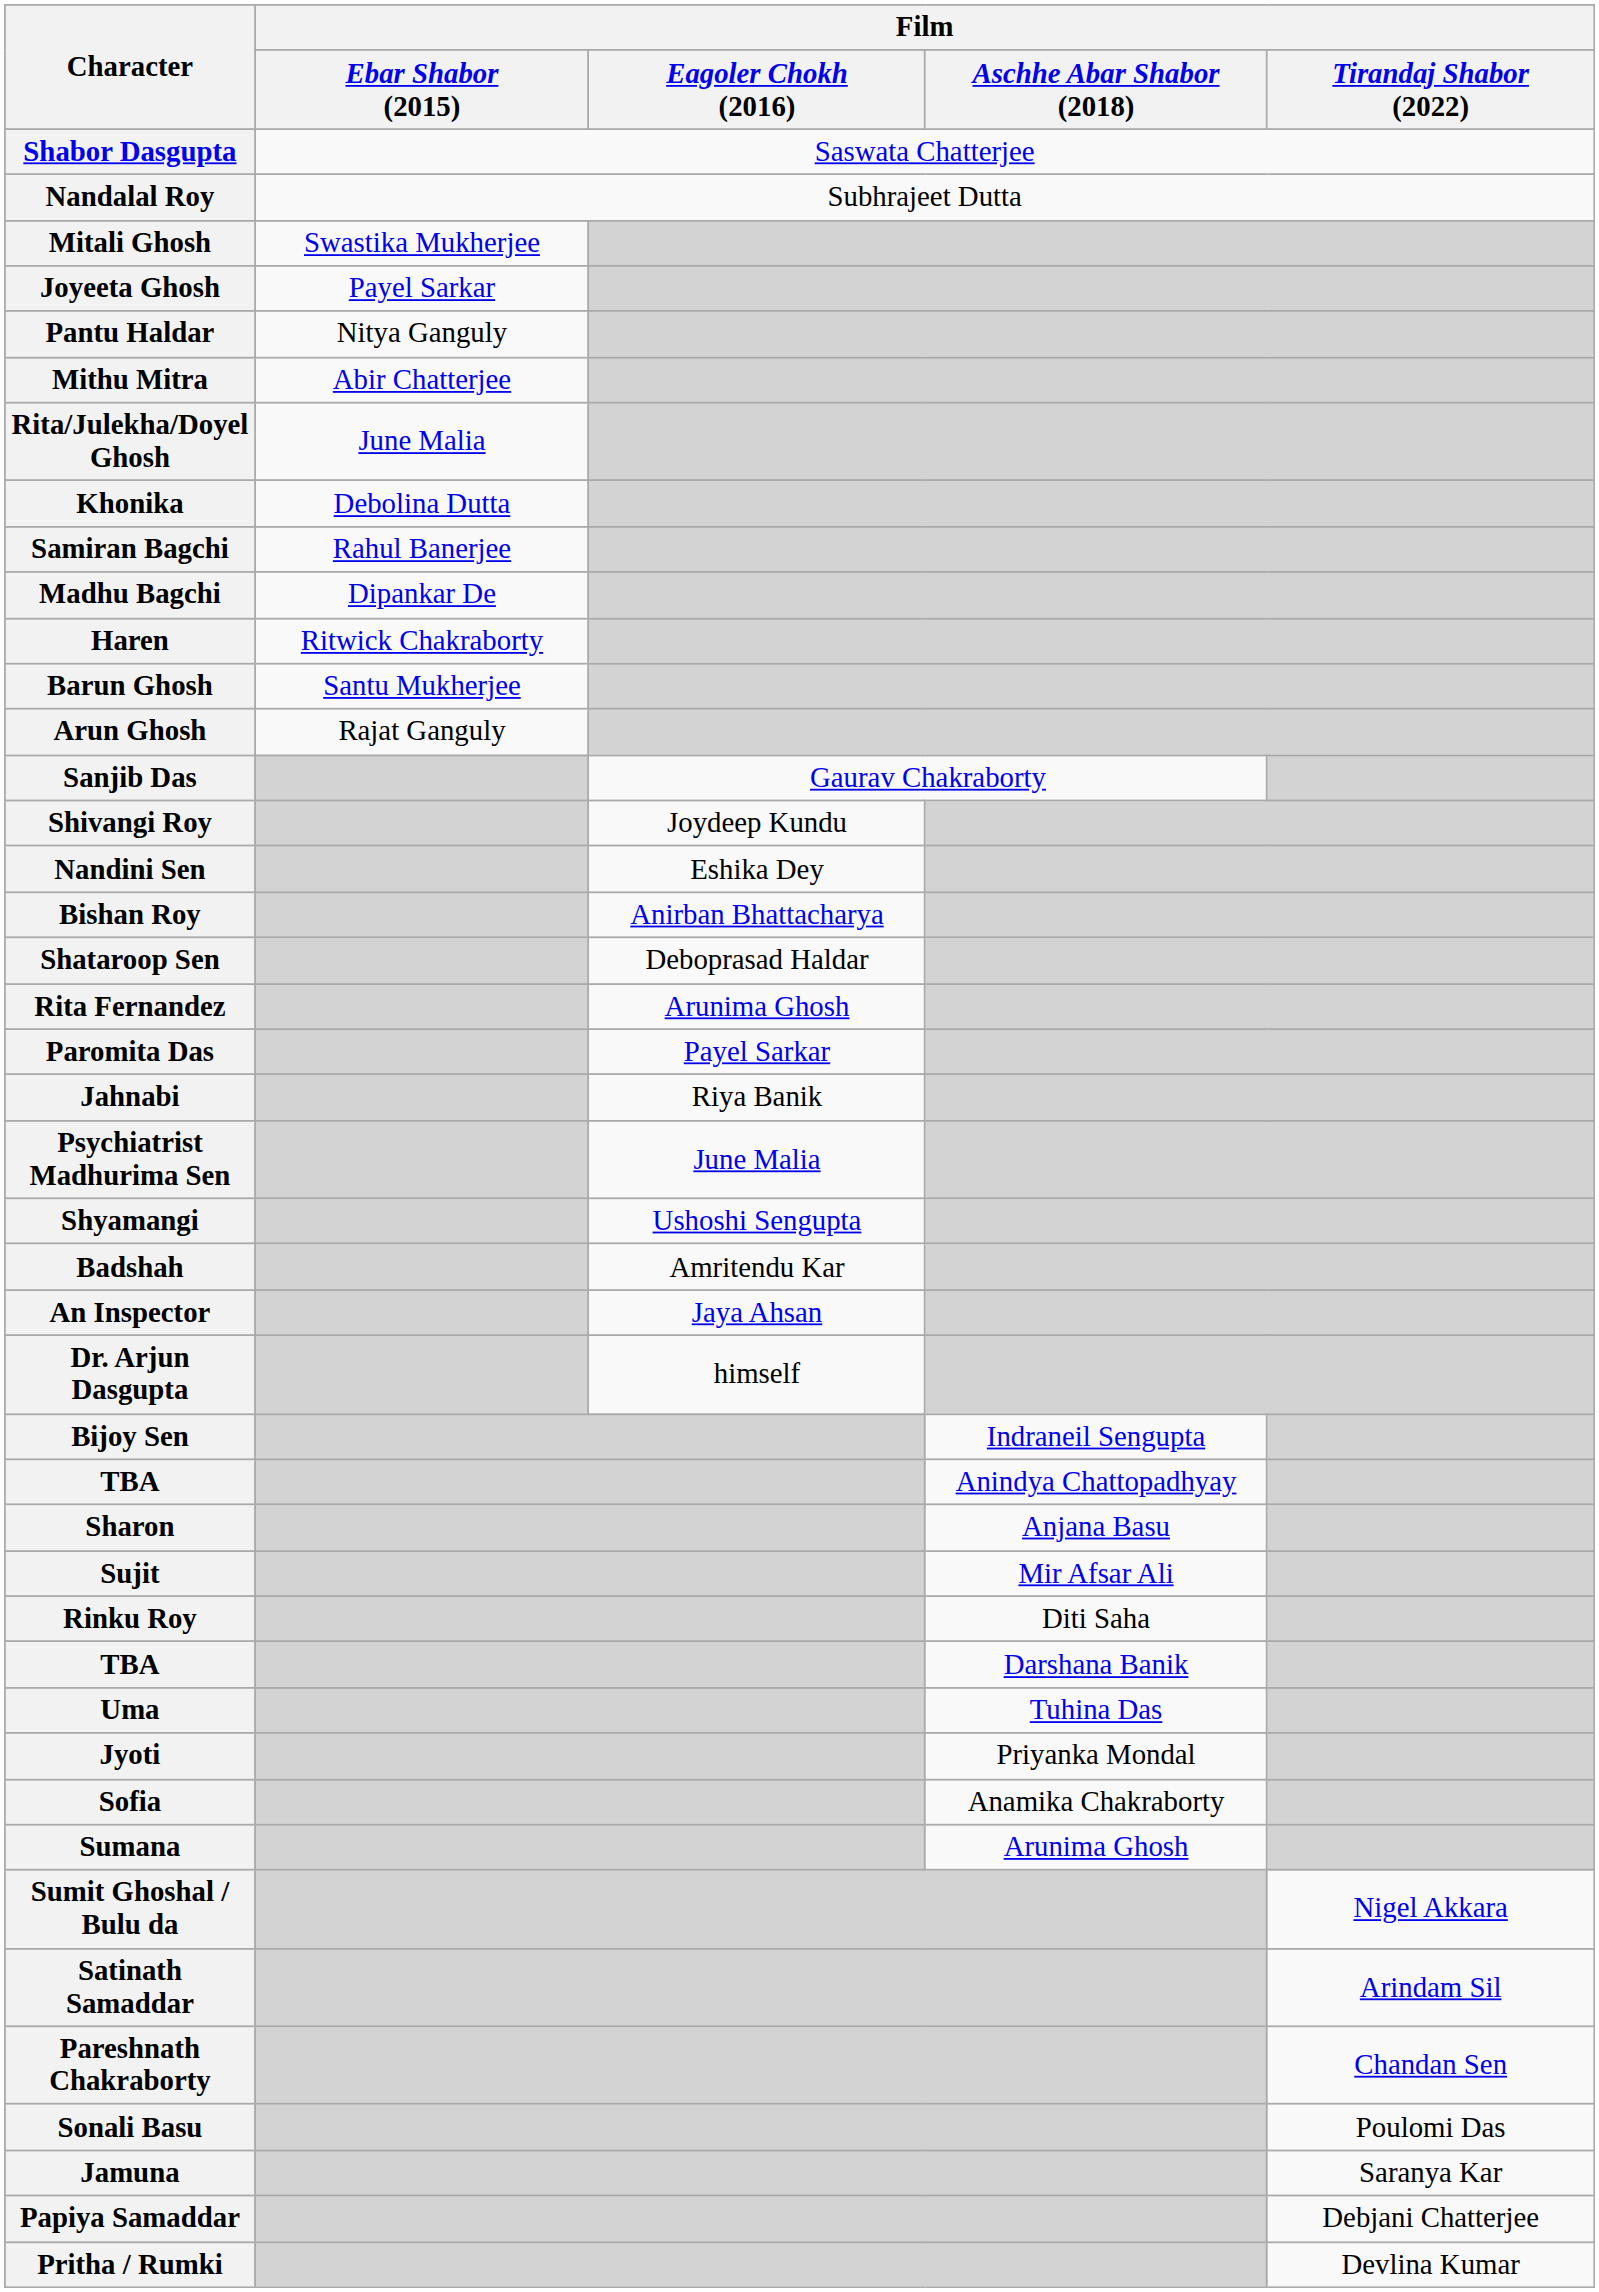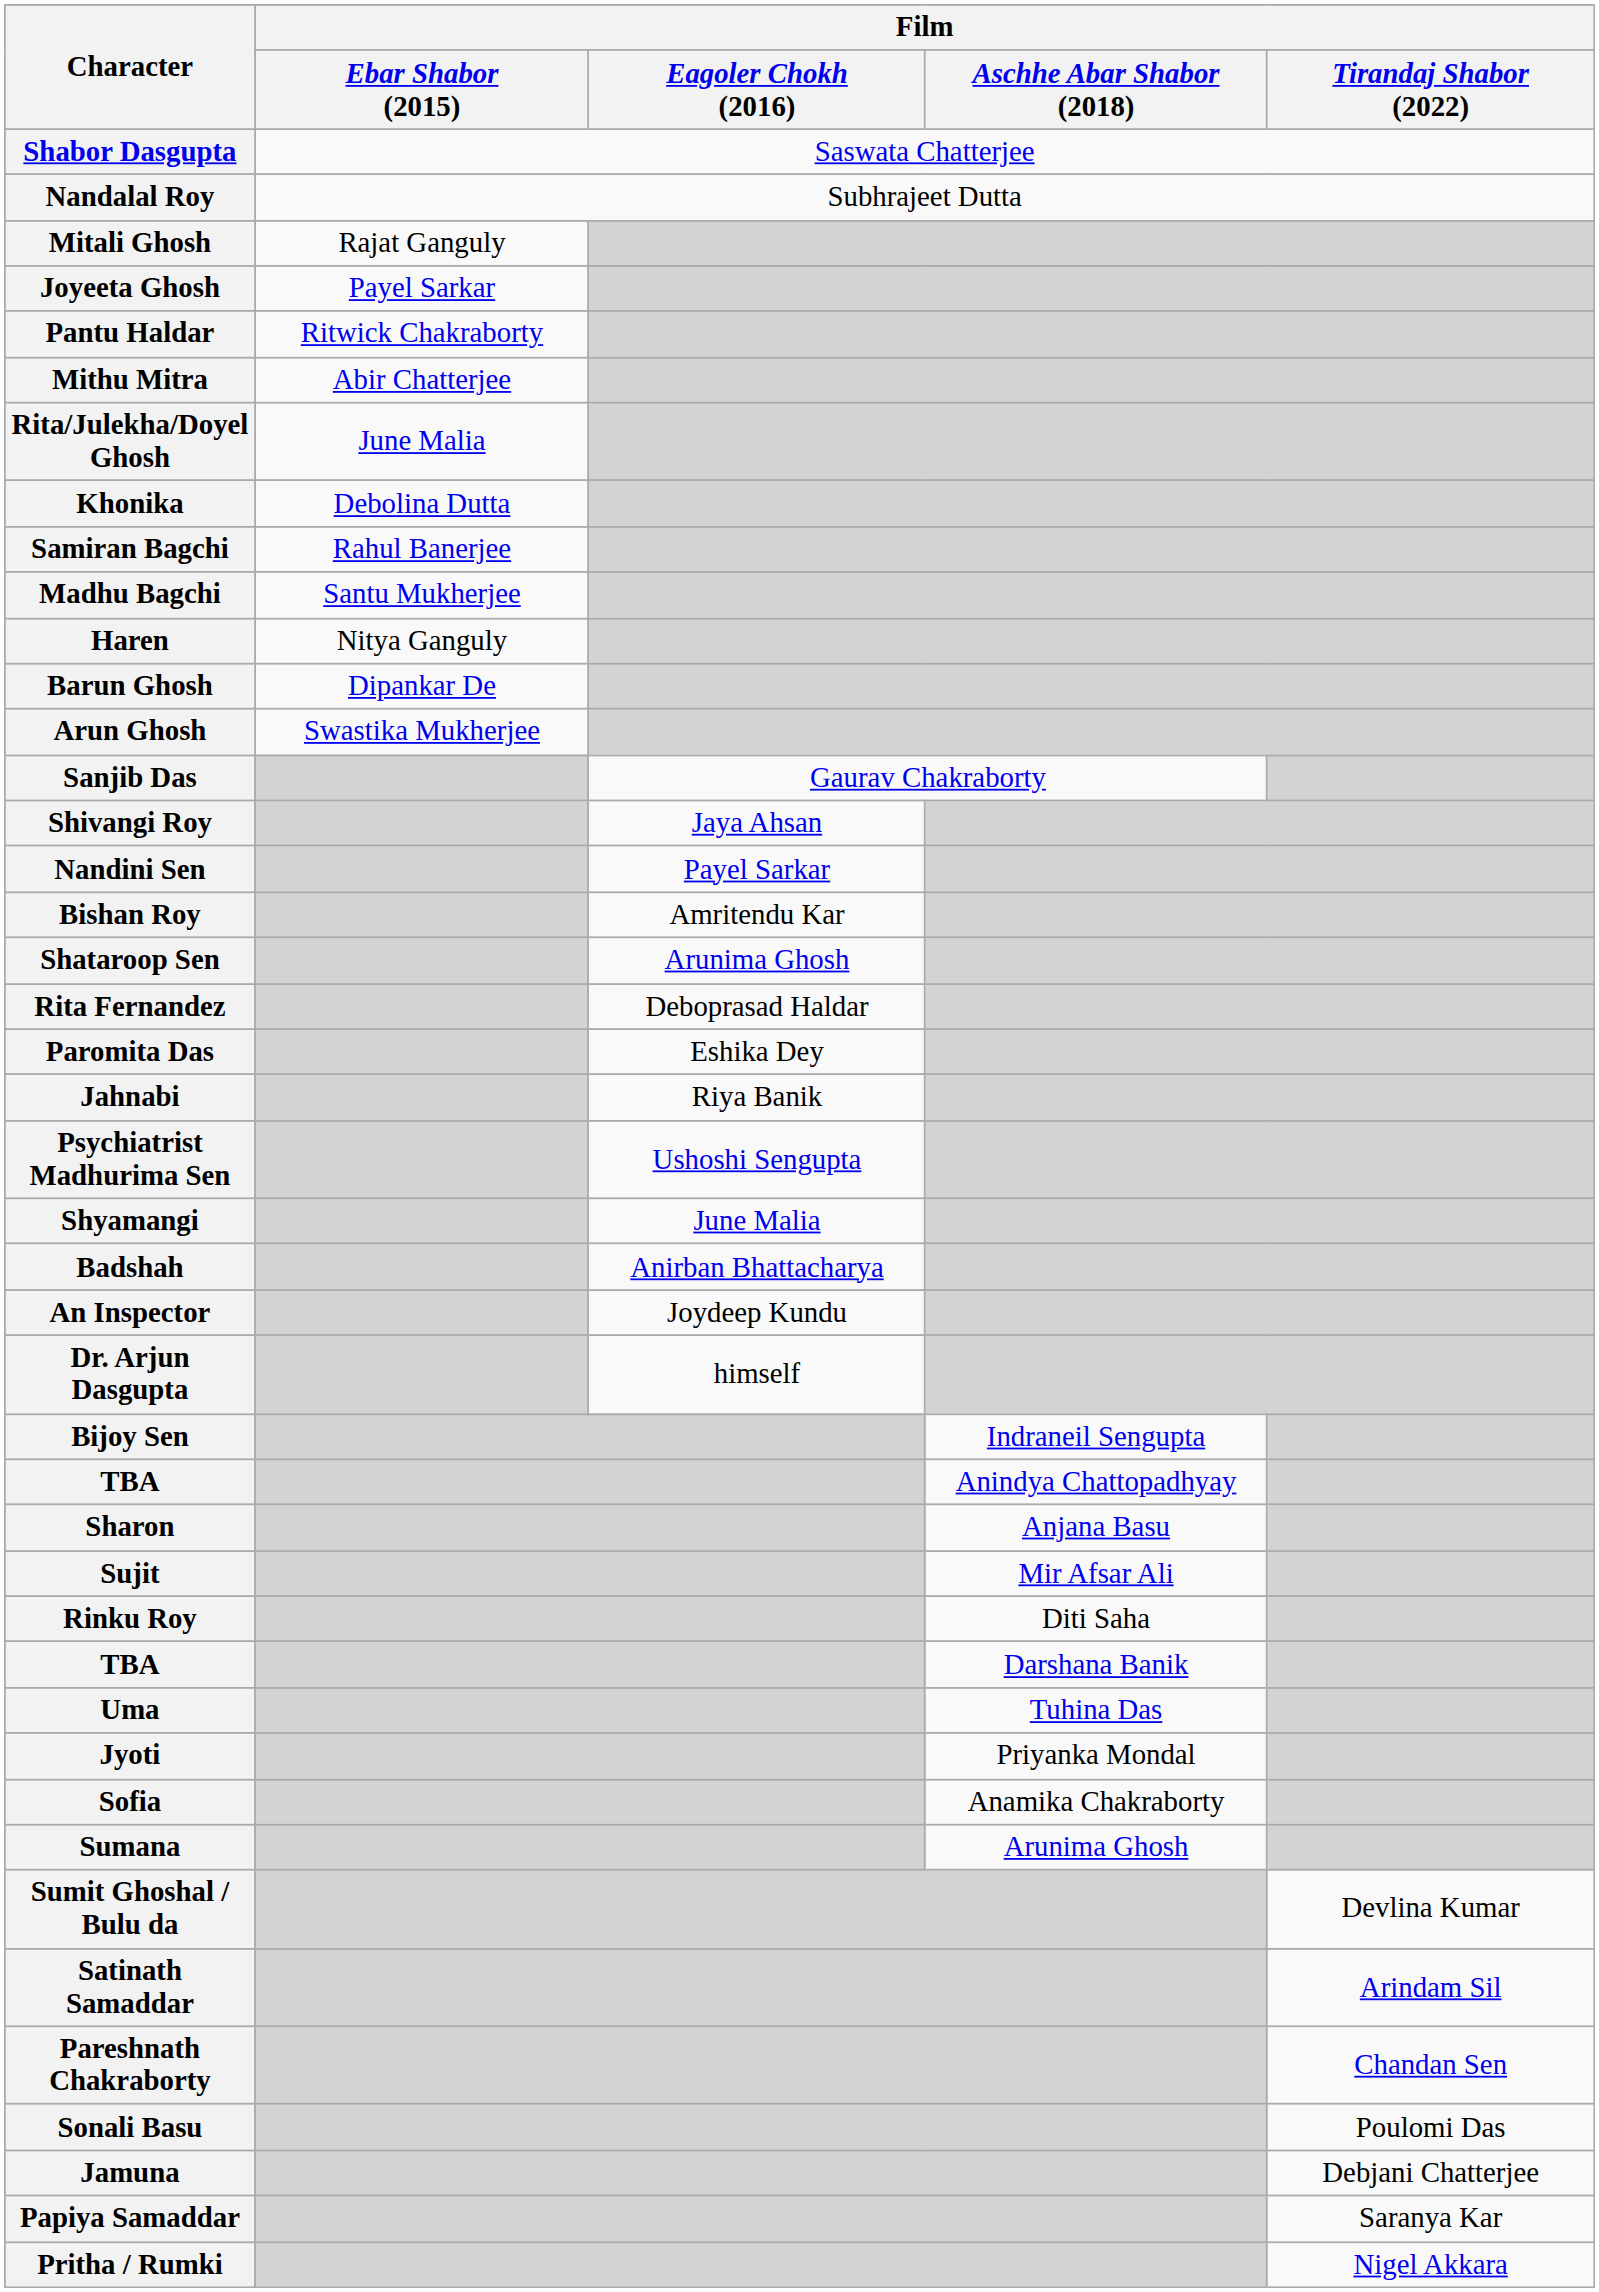(422, 242) Swastika Mukherjee -> (422, 242) Rajat Ganguly
(422, 333) Nitya Ganguly -> (422, 333) Ritwick Chakraborty
(422, 594) Dipankar De -> (422, 594) Santu Mukherjee
(422, 640) Ritwick Chakraborty -> (422, 640) Nitya Ganguly
(422, 685) Santu Mukherjee -> (422, 685) Dipankar De
(422, 731) Rajat Ganguly -> (422, 731) Swastika Mukherjee
(757, 822) Joydeep Kundu -> (757, 822) Jaya Ahsan
(757, 868) Eshika Dey -> (757, 868) Payel Sarkar
(757, 914) Anirban Bhattacharya -> (757, 914) Amritendu Kar
(757, 959) Deboprasad Haldar -> (757, 959) Arunima Ghosh
(757, 1005) Arunima Ghosh -> (757, 1005) Deboprasad Haldar
(757, 1051) Payel Sarkar -> (757, 1051) Eshika Dey
(757, 1158) June Malia -> (757, 1158) Ushoshi Sengupta
(757, 1220) Ushoshi Sengupta -> (757, 1220) June Malia
(757, 1266) Amritendu Kar -> (757, 1266) Anirban Bhattacharya
(757, 1312) Jaya Ahsan -> (757, 1312) Joydeep Kundu
(1431, 1908) Nigel Akkara -> (1431, 1908) Devlina Kumar
(1431, 2172) Saranya Kar -> (1431, 2172) Debjani Chatterjee
(1431, 2218) Debjani Chatterjee -> (1431, 2218) Saranya Kar
(1431, 2263) Devlina Kumar -> (1431, 2263) Nigel Akkara
